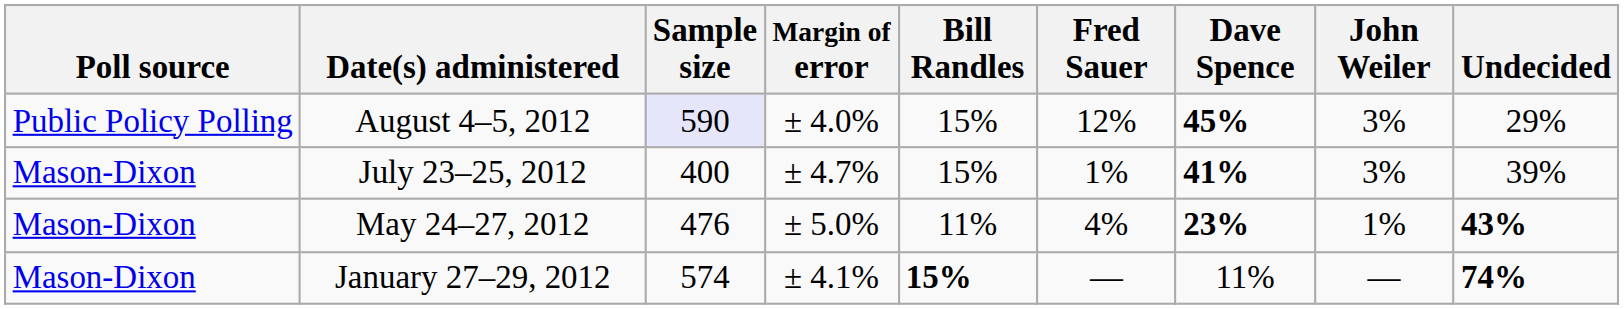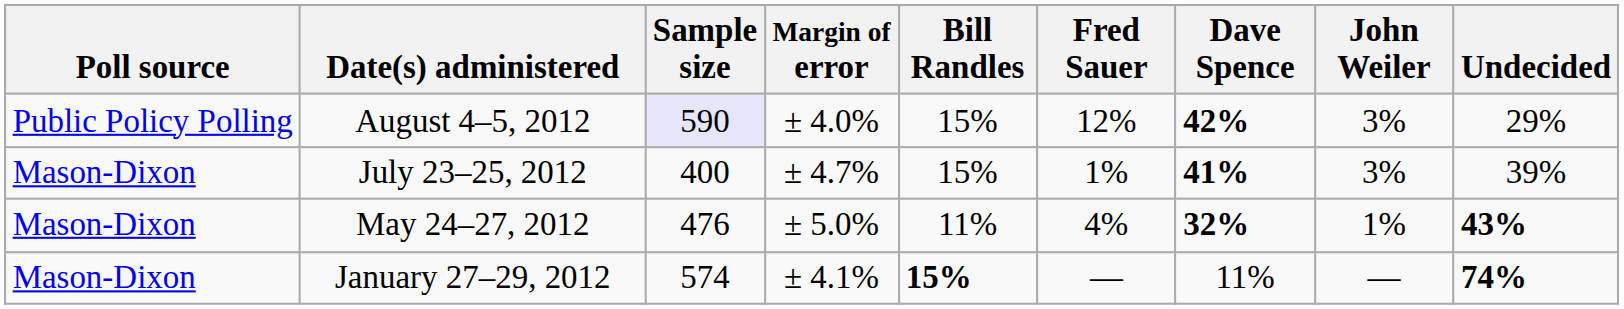(1216, 119) 45% -> (1216, 119) 42%
(1216, 224) 23% -> (1216, 224) 32%
